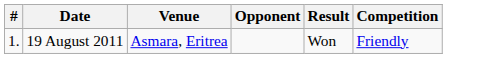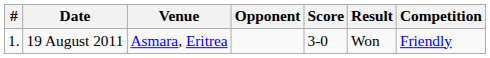+ column: (326, 16)
